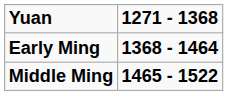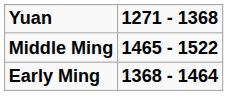rows swapped: (54, 47) <-> (61, 76)
